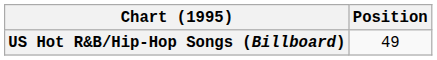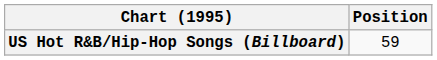(390, 43) 49 -> (390, 43) 59
